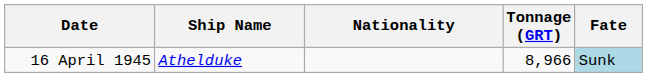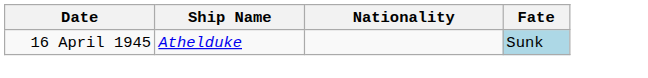- column: (539, 26)
